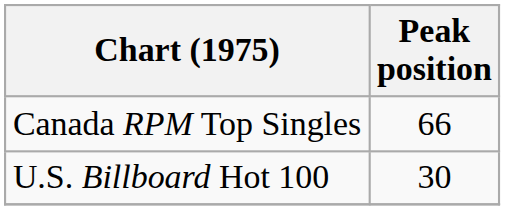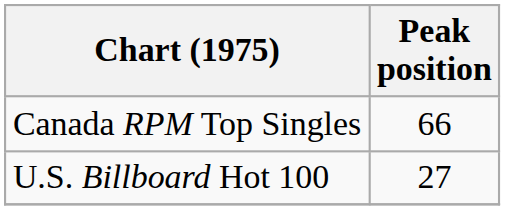(434, 177) 30 -> (434, 177) 27
